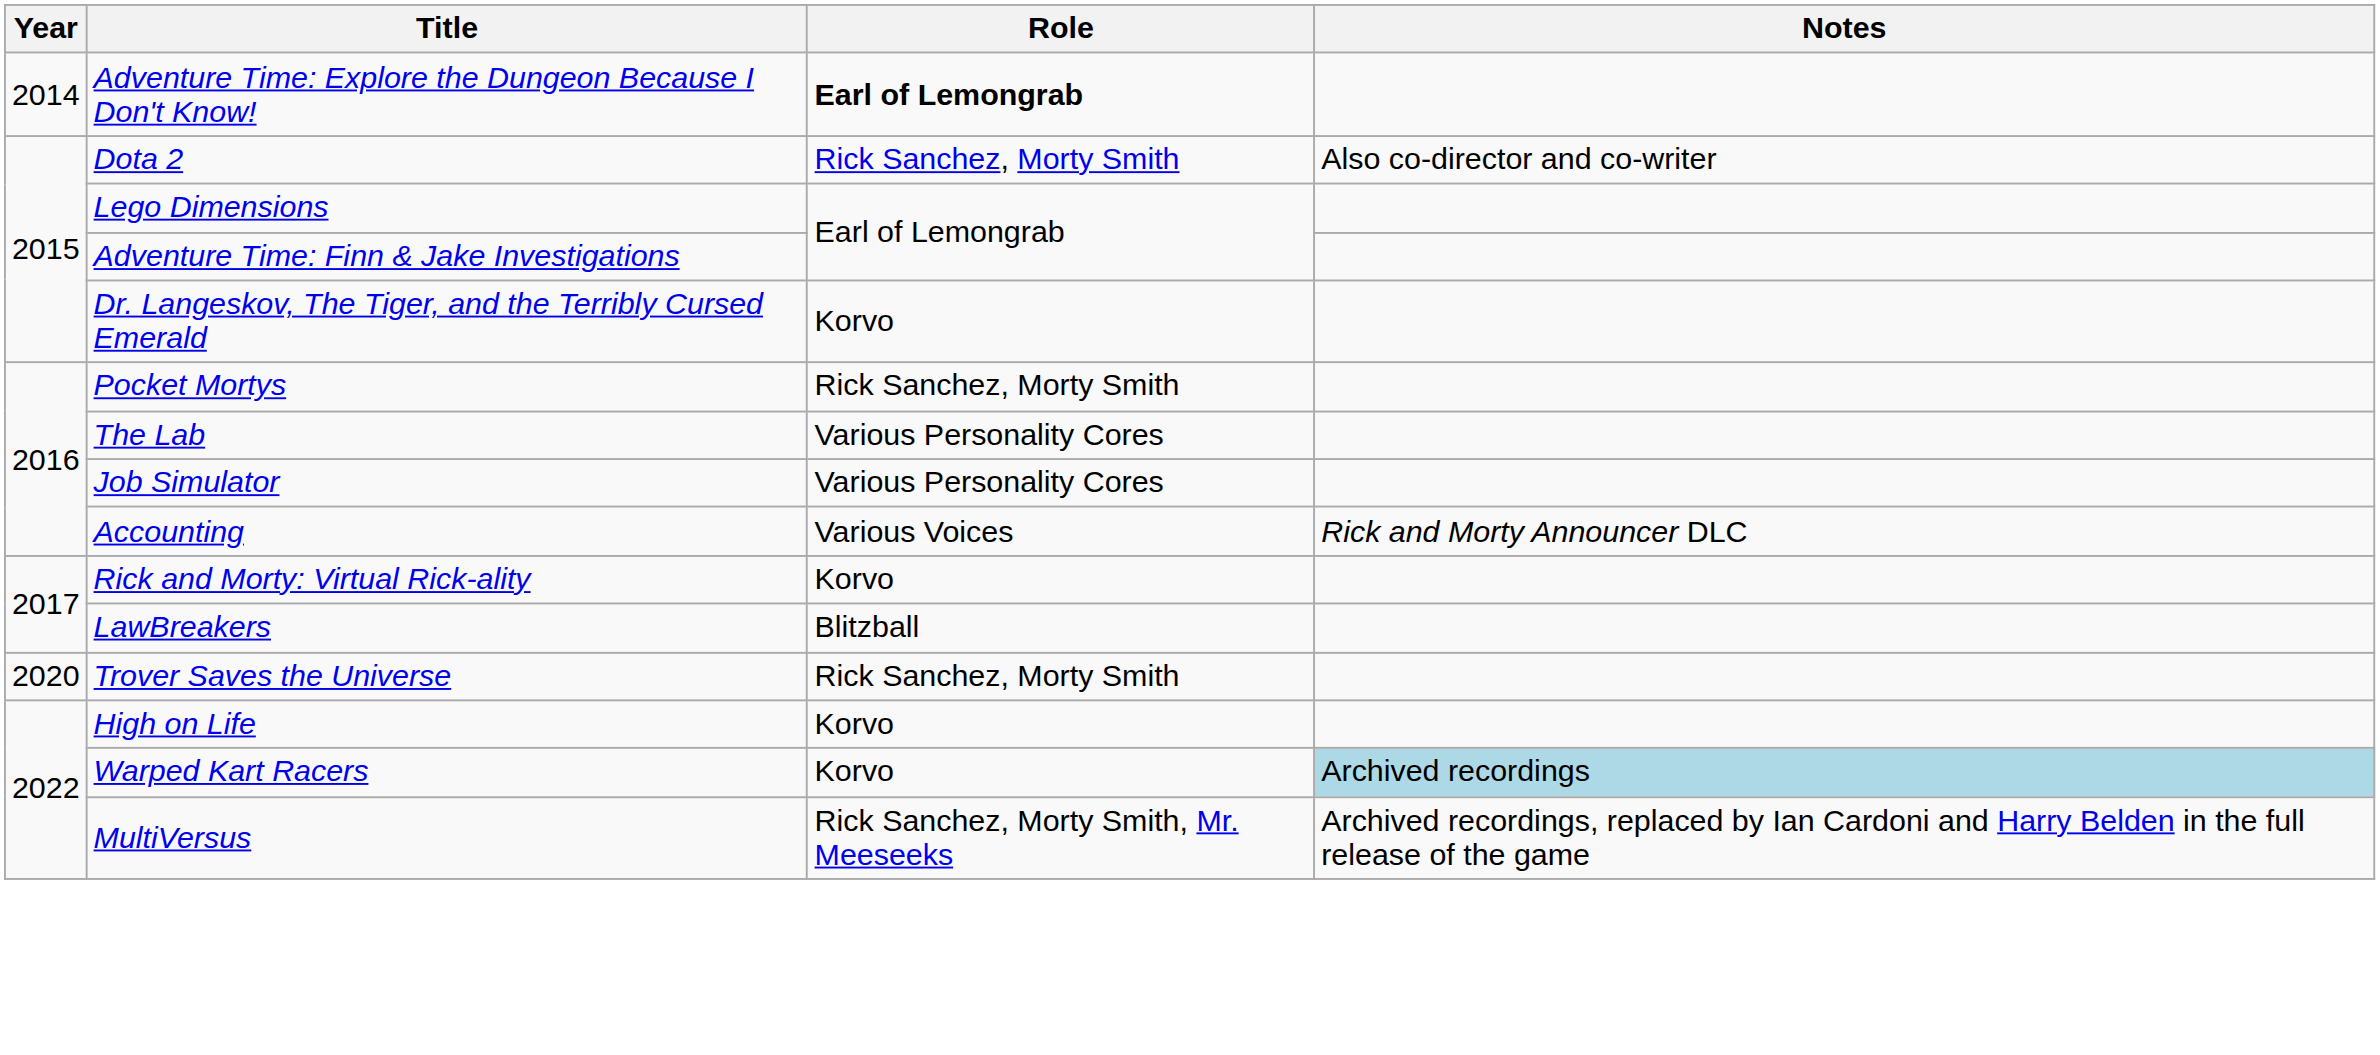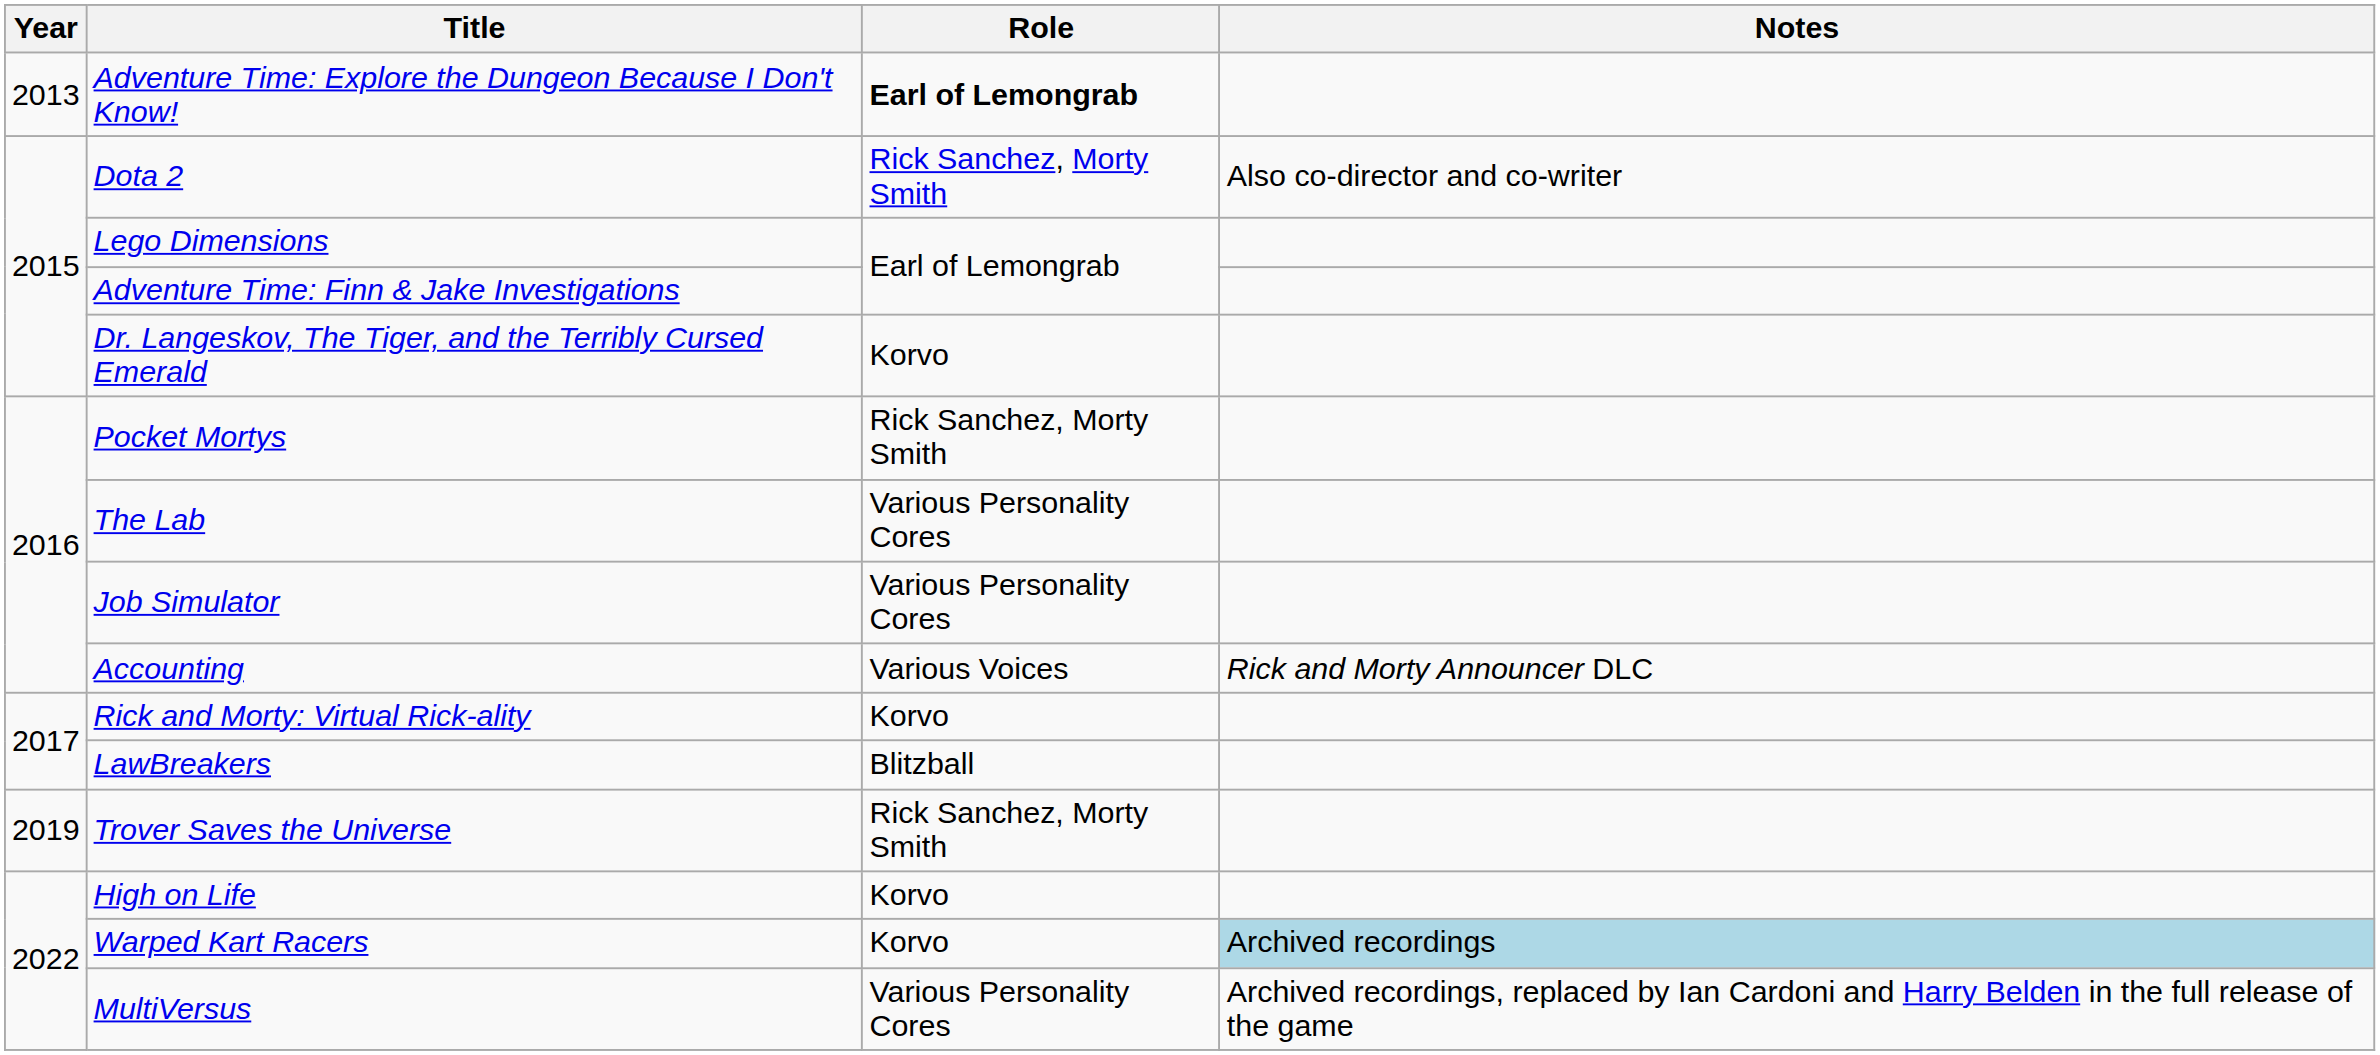(46, 93) 2014 -> (46, 93) 2013
(46, 675) 2020 -> (46, 829) 2019
(1027, 837) Rick Sanchez, Morty Smith, Mr. Meeseeks -> (999, 1008) Various Personality Cores
